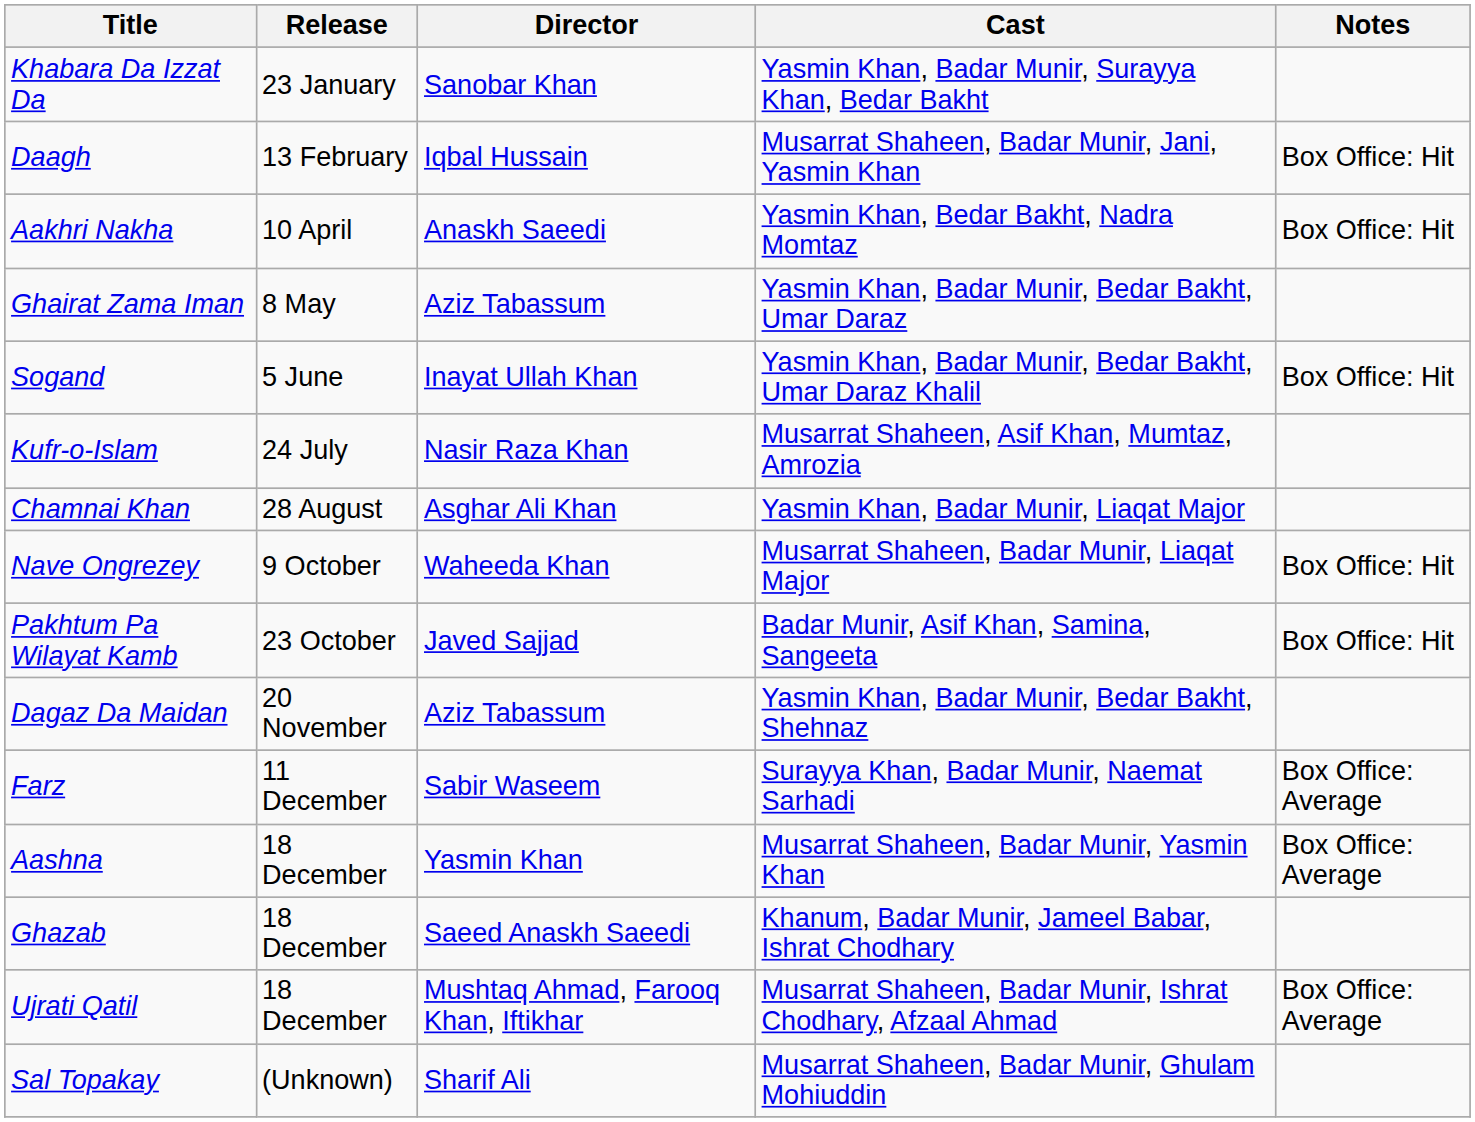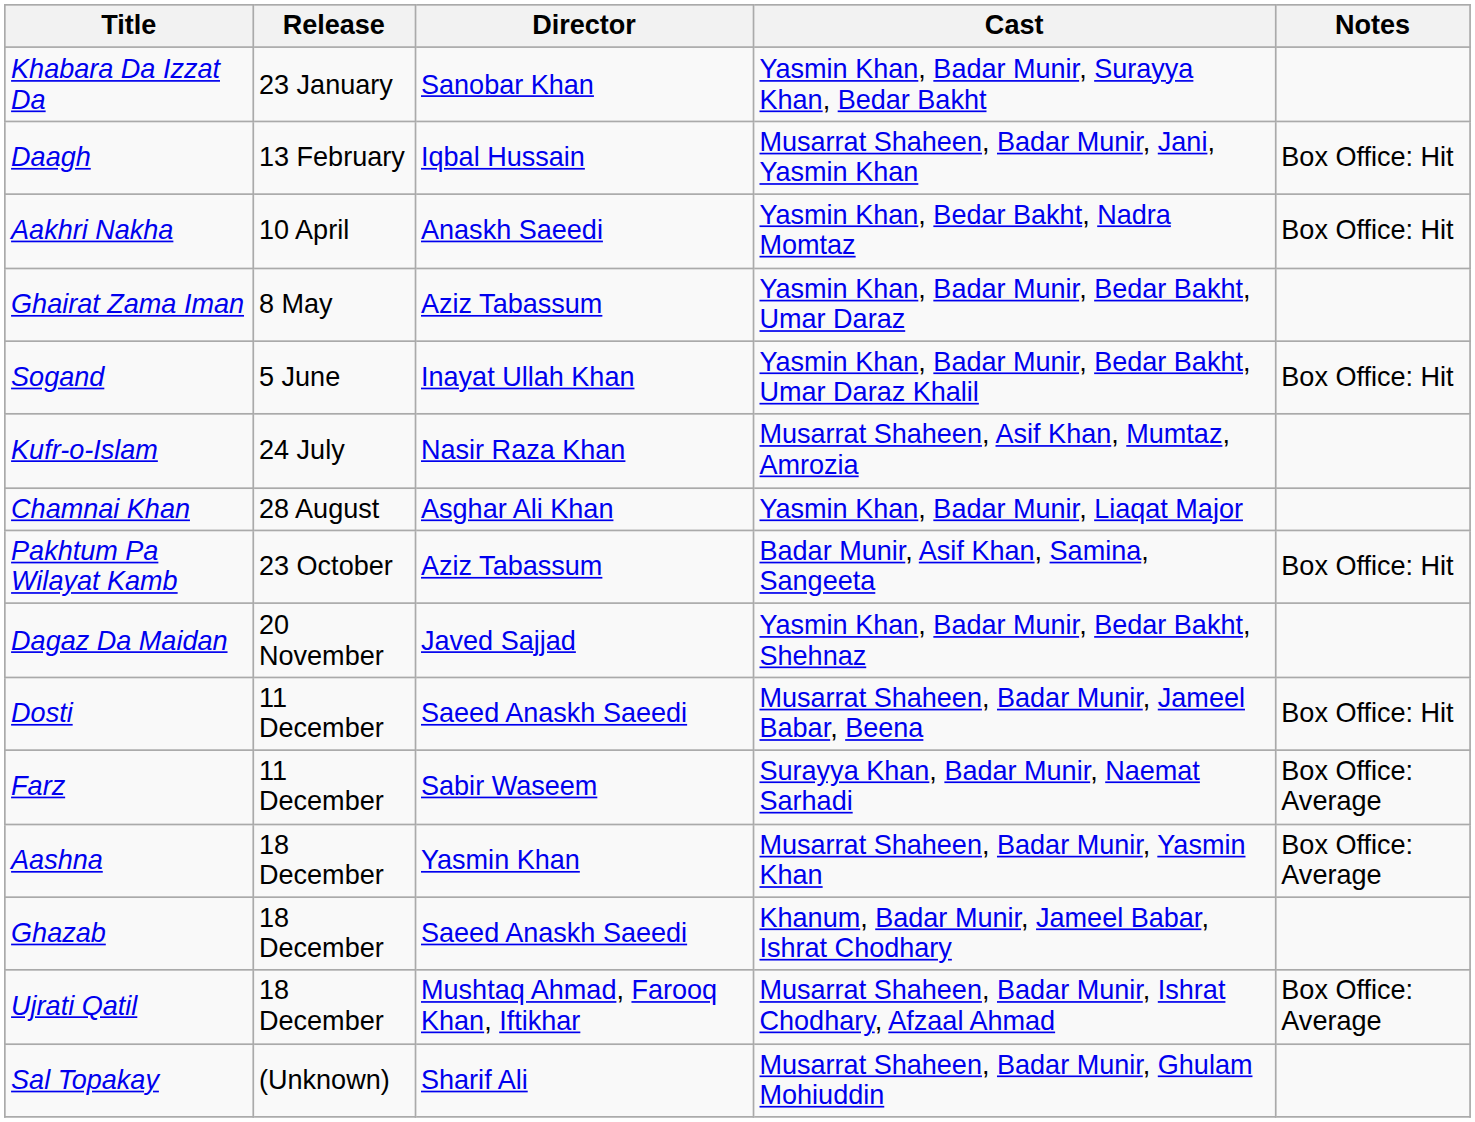- row: (105, 566)
(501, 640) Javed Sajjad -> (512, 566) Aziz Tabassum
(515, 713) Aziz Tabassum -> (498, 640) Javed Sajjad
+ row: (42, 713)
